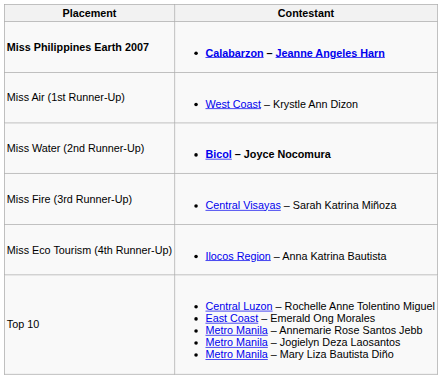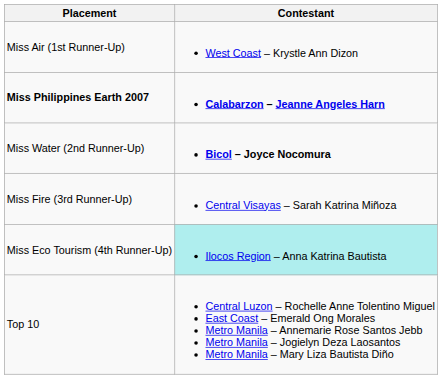rows swapped: (78, 47) <-> (66, 98)
(306, 256) no background -> (306, 256) paleturquoise background
